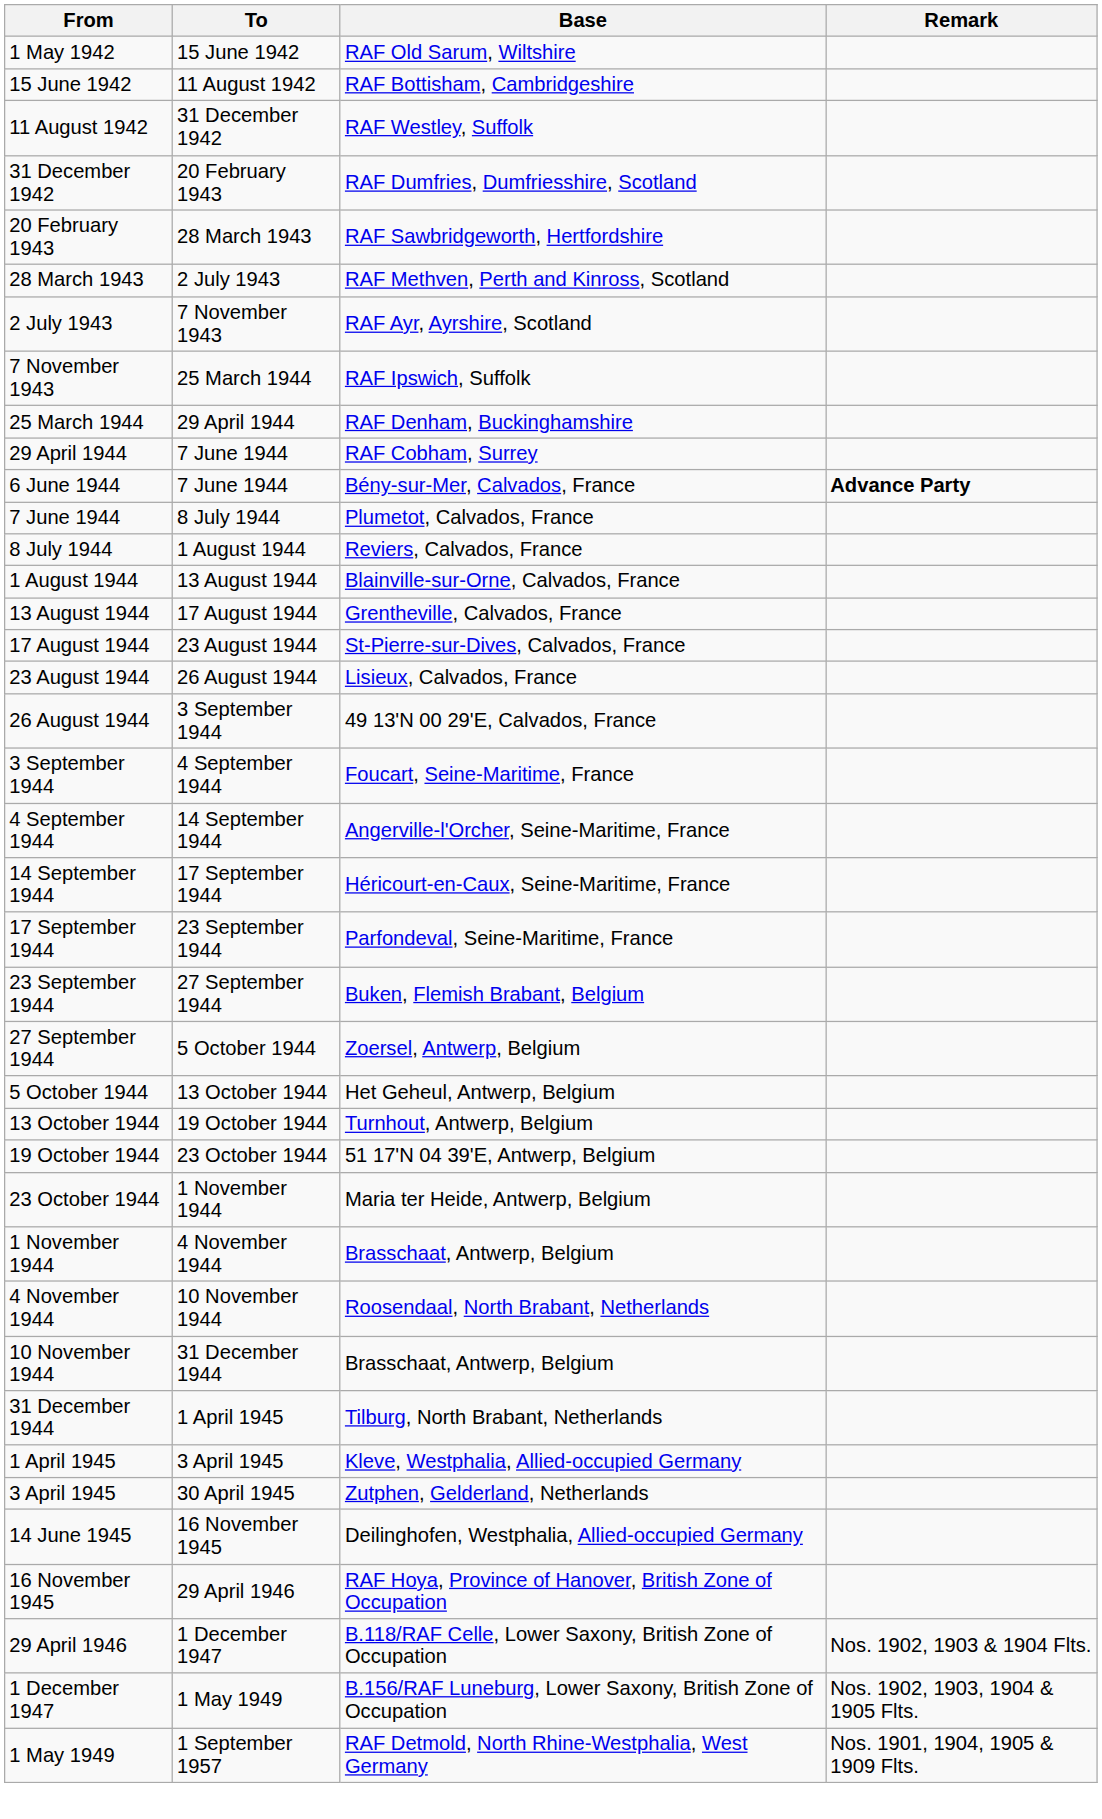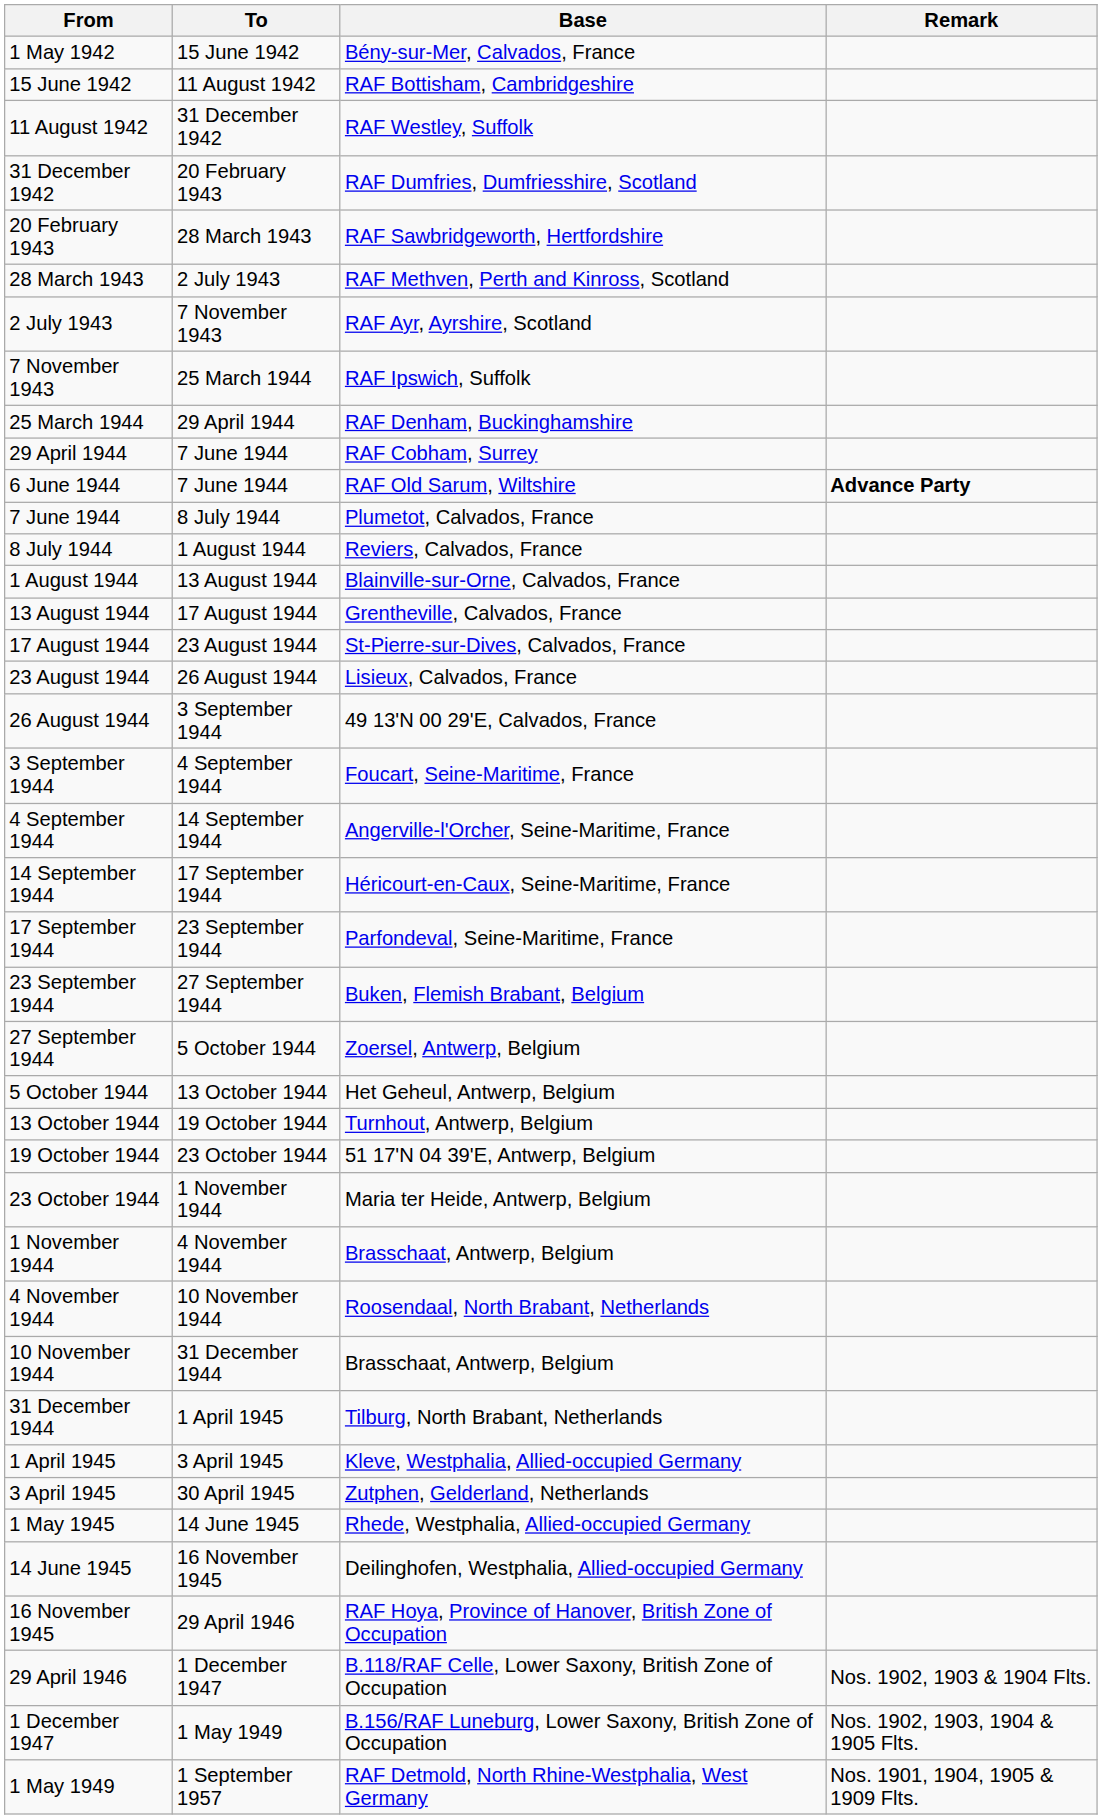(460, 52) RAF Old Sarum, Wiltshire -> (490, 52) Bény-sur-Mer, Calvados, France
(490, 485) Bény-sur-Mer, Calvados, France -> (460, 485) RAF Old Sarum, Wiltshire
+ row: (62, 1525)
